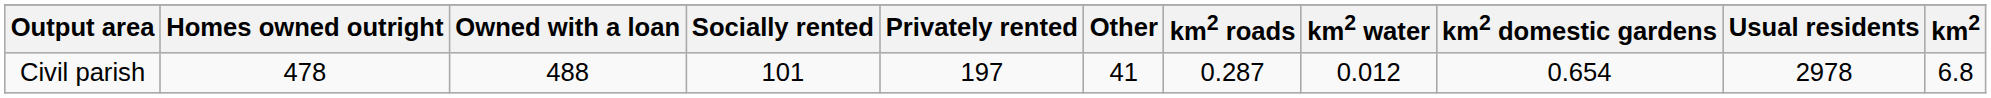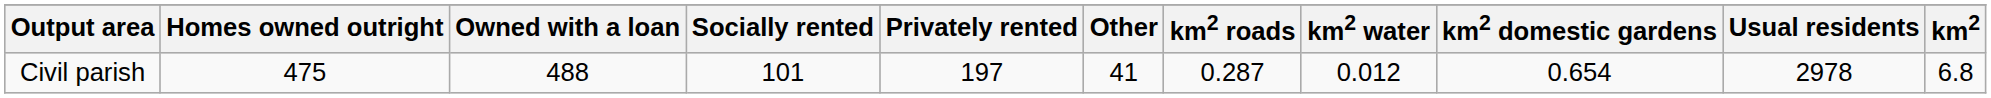(305, 72) 478 -> (305, 72) 475
